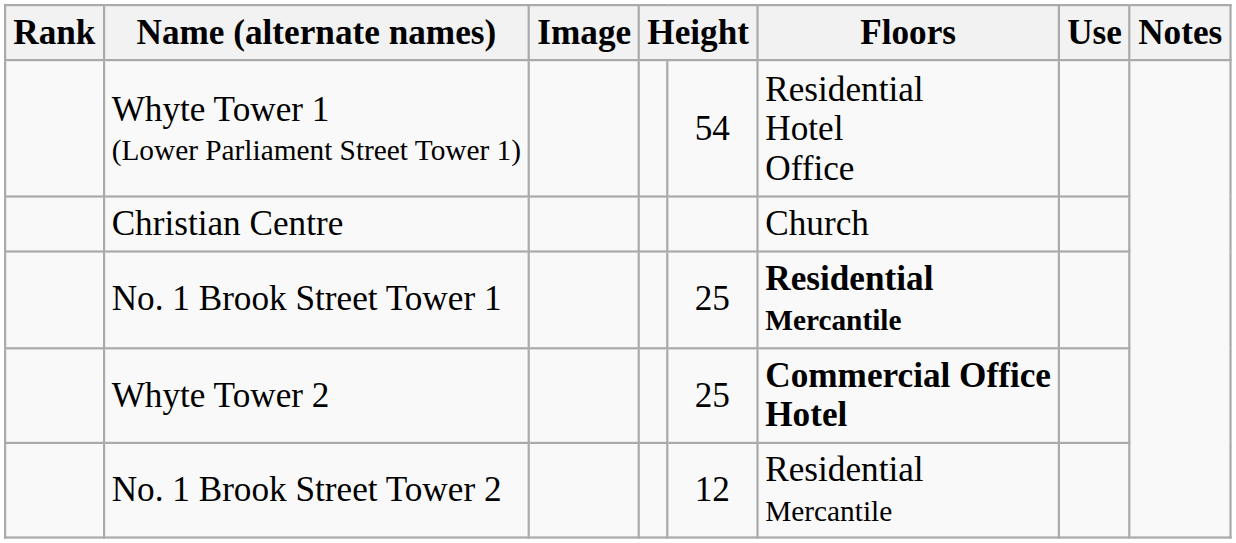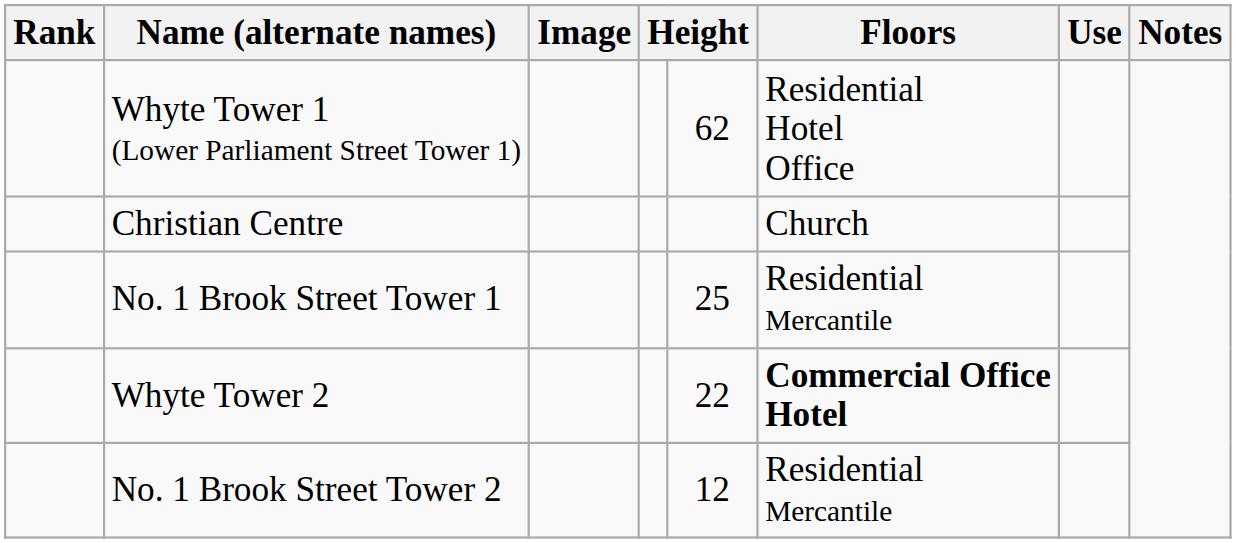(712, 127) 54 -> (712, 127) 62
(849, 298) bold -> (844, 298) normal
(712, 394) 25 -> (712, 394) 22
